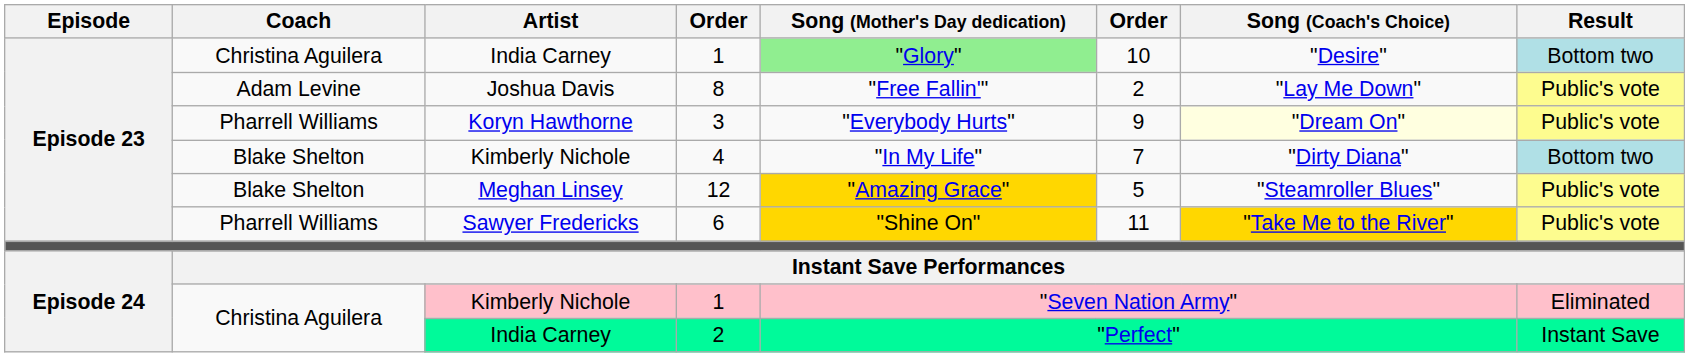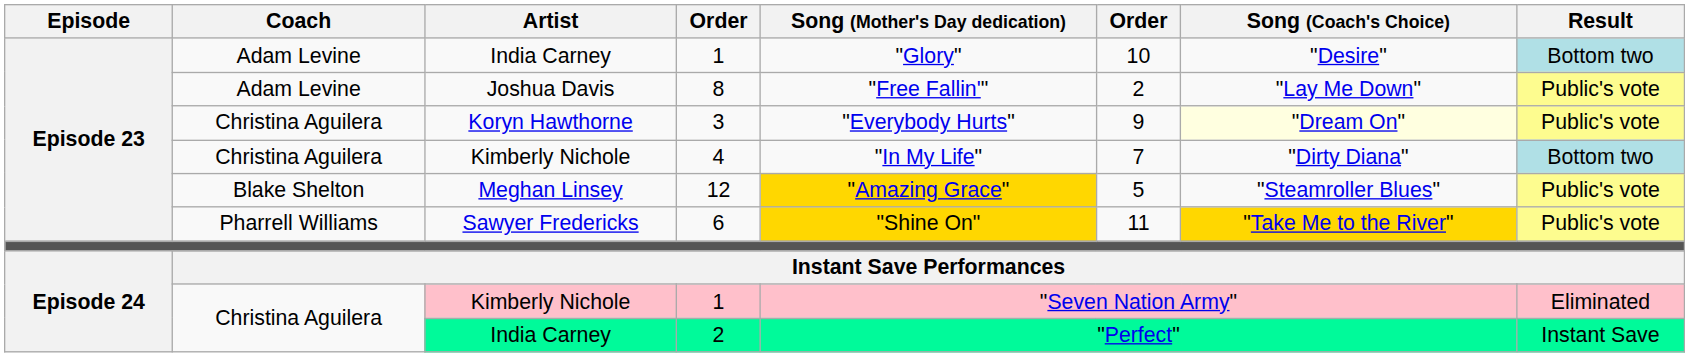(299, 55) Christina Aguilera -> (299, 55) Adam Levine
(928, 55) lightgreen background -> (928, 55) no background
(299, 122) Pharrell Williams -> (299, 122) Christina Aguilera
(299, 156) Blake Shelton -> (299, 156) Christina Aguilera
